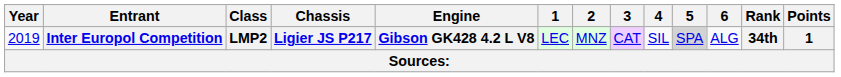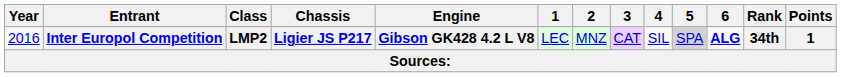(24, 38) 2019 -> (24, 38) 2016
(724, 38) normal -> (725, 38) bold
